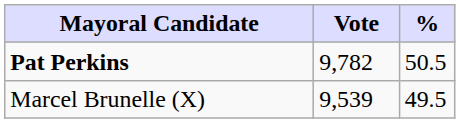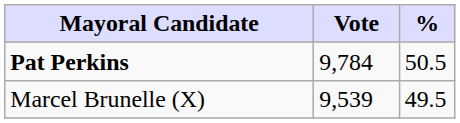(346, 61) 9,782 -> (346, 61) 9,784
